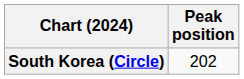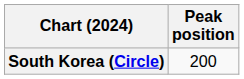(203, 61) 202 -> (203, 61) 200
